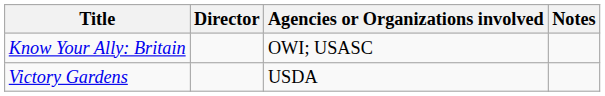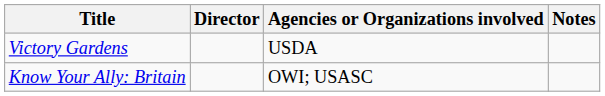rows swapped: (97, 47) <-> (68, 76)
